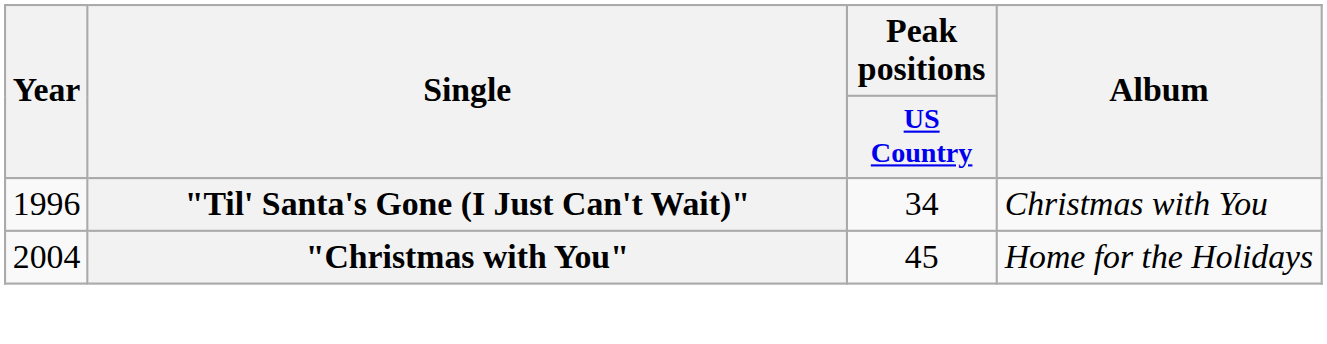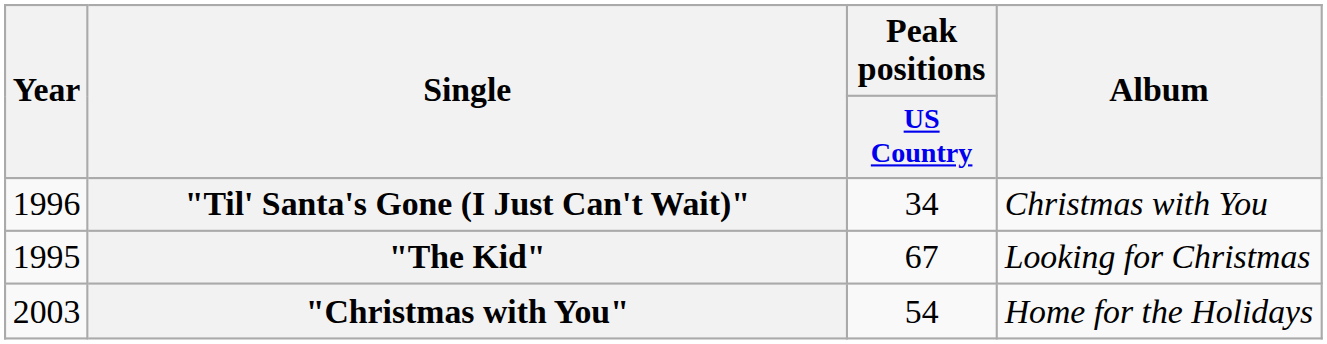+ row: (467, 257)
(47, 257) 2004 -> (47, 310) 2003
(922, 257) 45 -> (922, 310) 54
